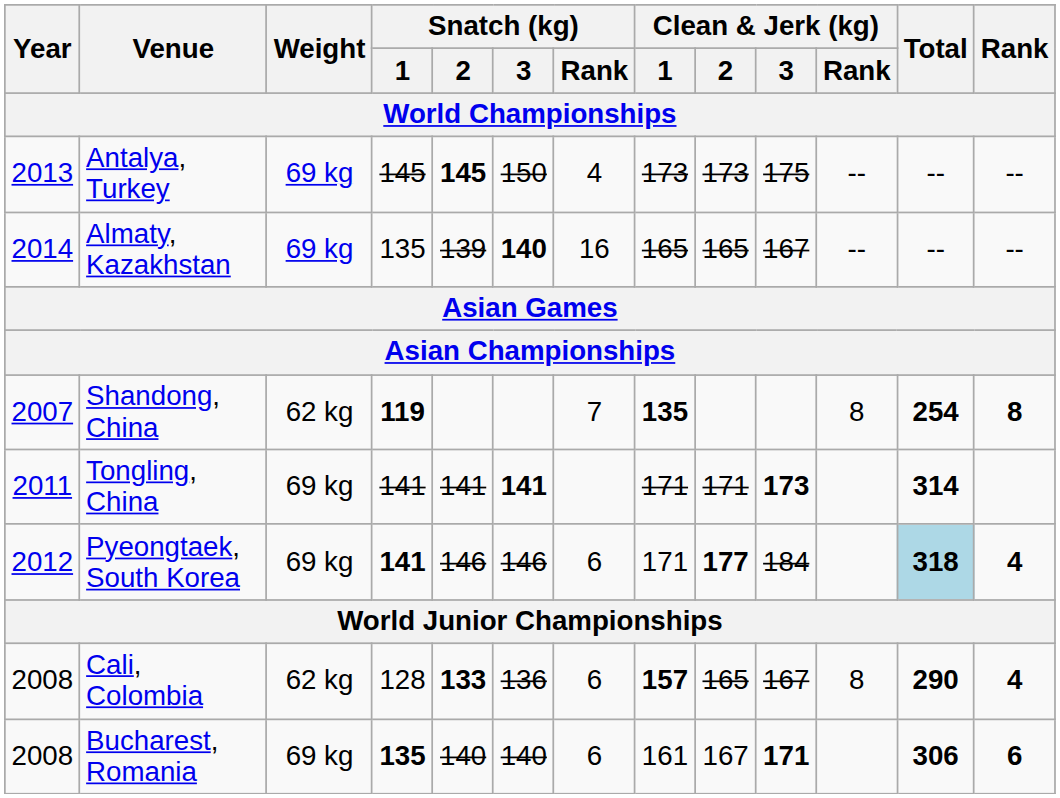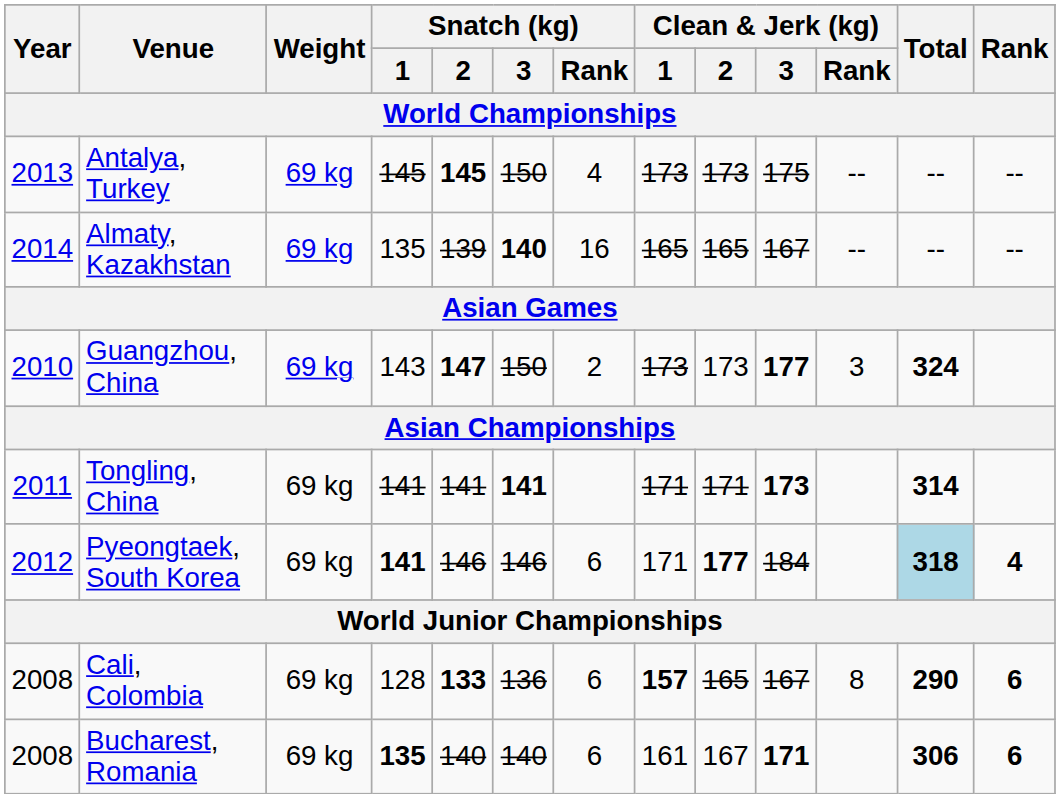+ row: (162, 367)
- row: (153, 411)
(319, 680) 62 kg -> (319, 680) 69 kg
(1015, 680) 4 -> (1015, 680) 6
